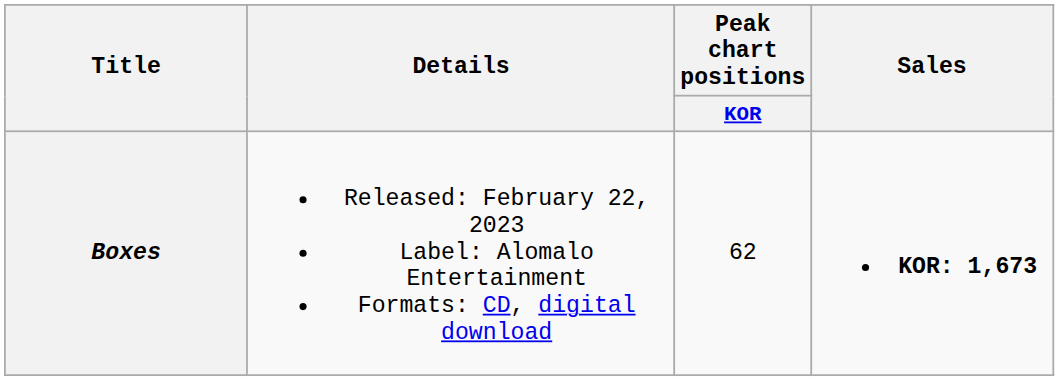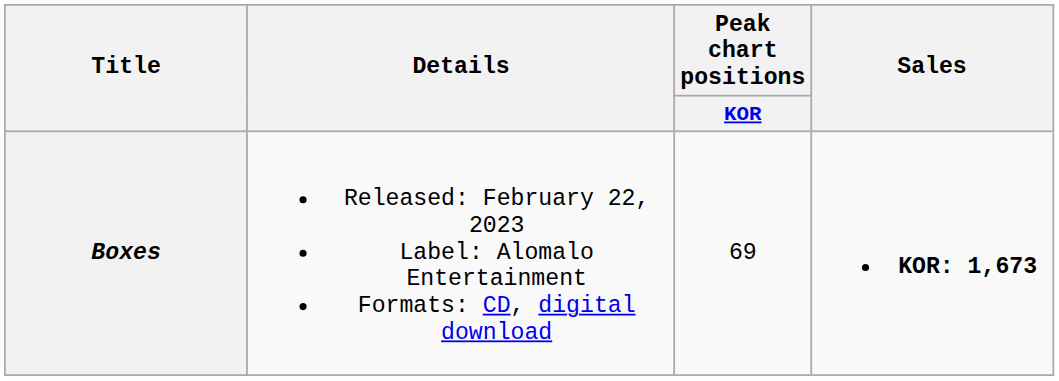(743, 253) 62 -> (743, 253) 69
